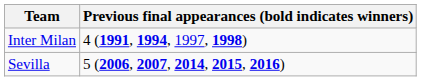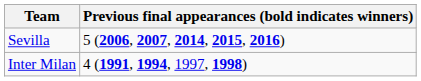rows swapped: (29, 64) <-> (42, 40)
